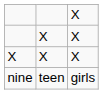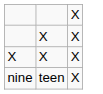(83, 78) girls -> (75, 78) X
